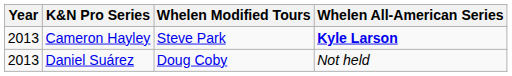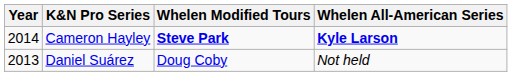(23, 37) 2013 -> (23, 37) 2014
(191, 37) normal -> (193, 37) bold
